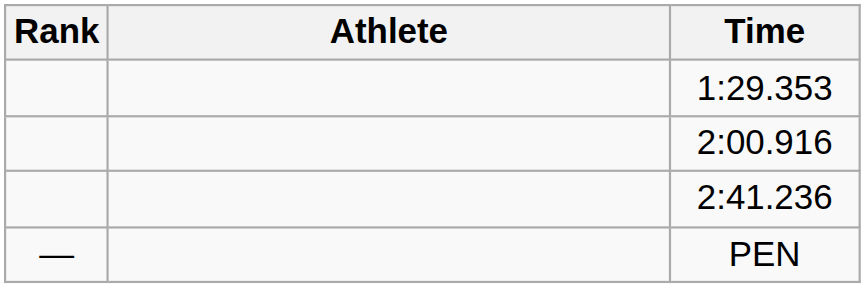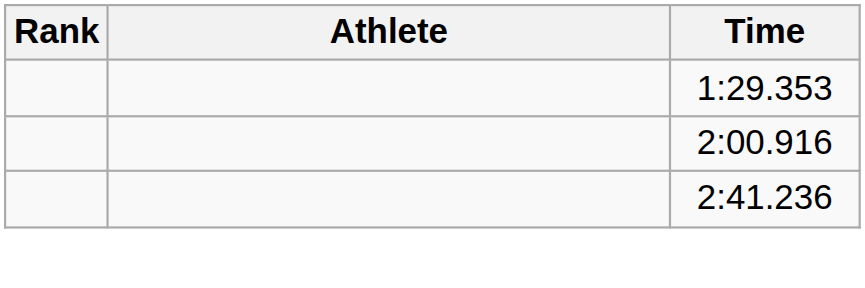- row: (765, 253)
